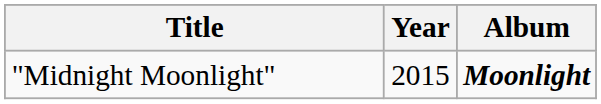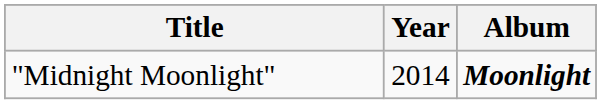(420, 74) 2015 -> (420, 74) 2014
